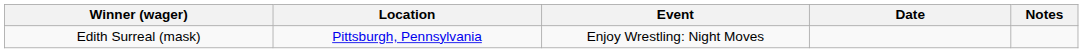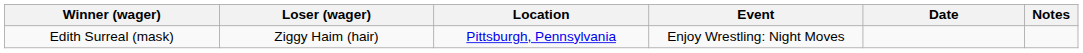+ column: (326, 15)
